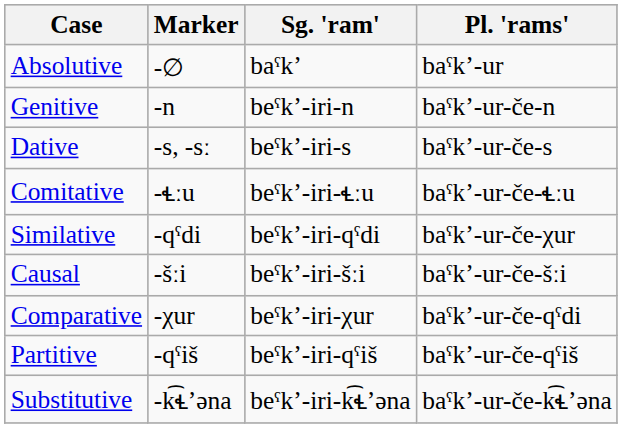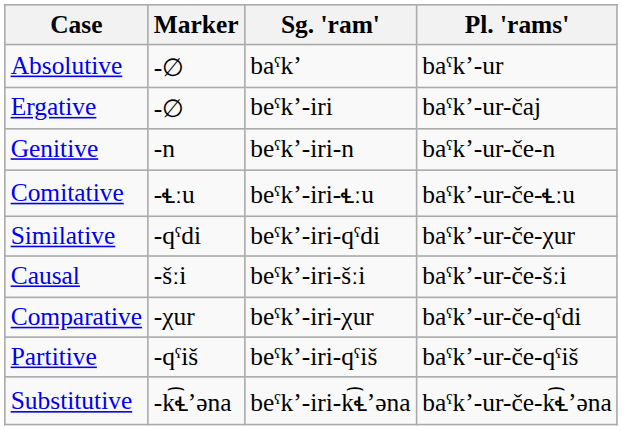+ row: (54, 107)
- row: (45, 147)
